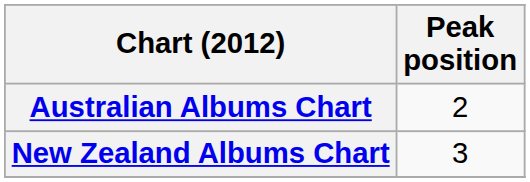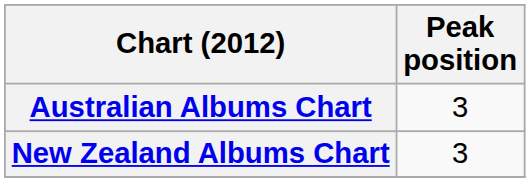(460, 107) 2 -> (460, 107) 3
